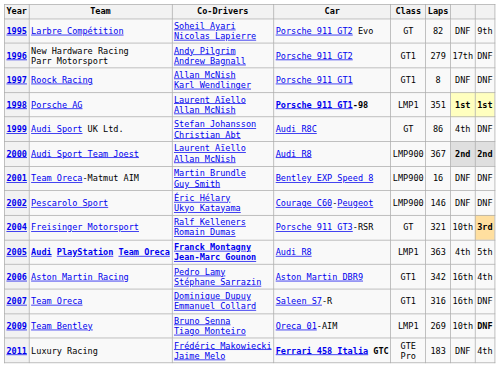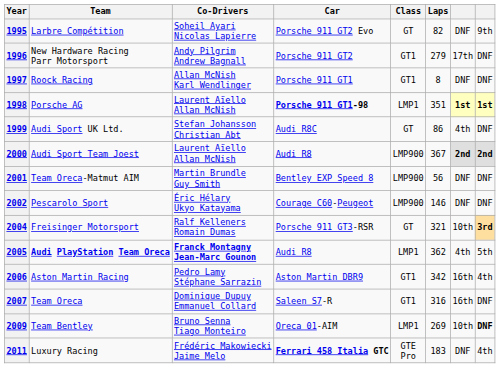(438, 178) 16 -> (438, 178) 56
(438, 252) 363 -> (438, 252) 362
